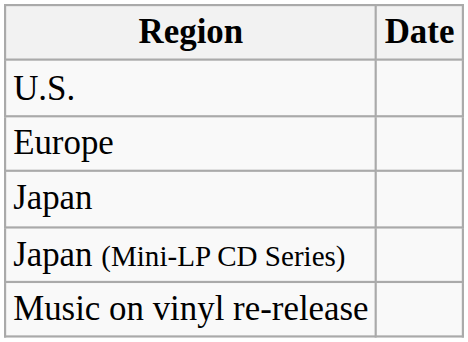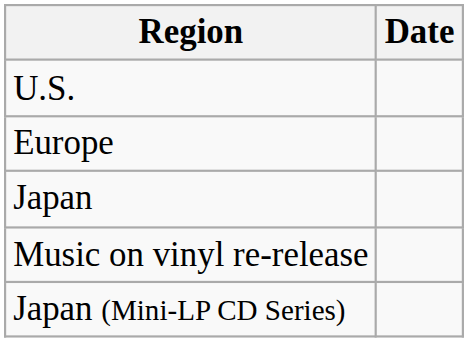rows swapped: (179, 253) <-> (191, 308)
